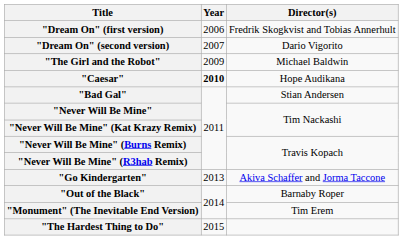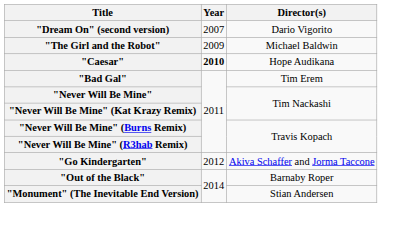- row: (103, 29)
(312, 95) Stian Andersen -> (302, 78) Tim Erem
(214, 177) 2013 -> (214, 161) 2012
(312, 210) Tim Erem -> (302, 194) Stian Andersen
- row: (103, 227)
